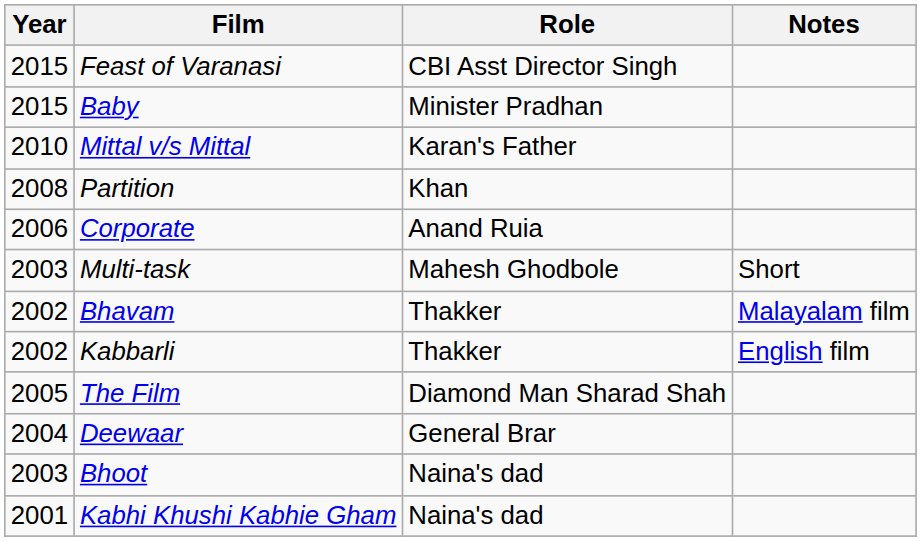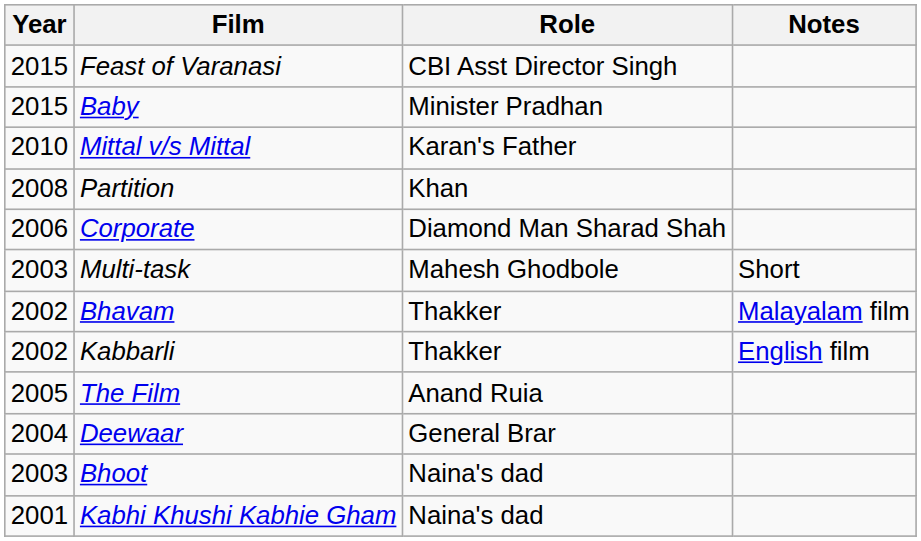(476, 229) Anand Ruia -> (567, 229) Diamond Man Sharad Shah
(567, 392) Diamond Man Sharad Shah -> (476, 392) Anand Ruia
